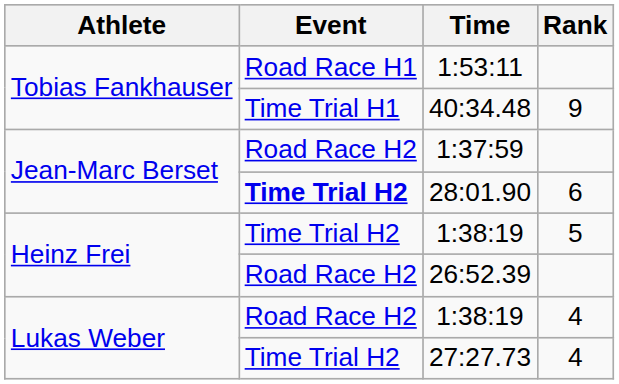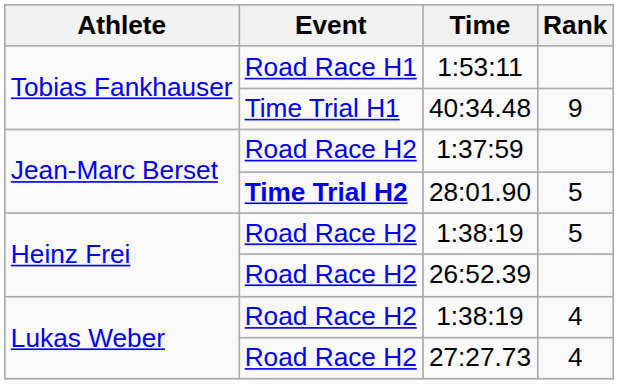(575, 191) 6 -> (575, 191) 5
(322, 233) Time Trial H2 -> (331, 233) Road Race H2
(322, 358) Time Trial H2 -> (331, 358) Road Race H2
